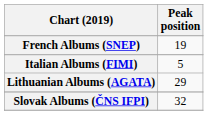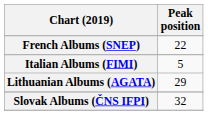(180, 45) 19 -> (180, 45) 22
